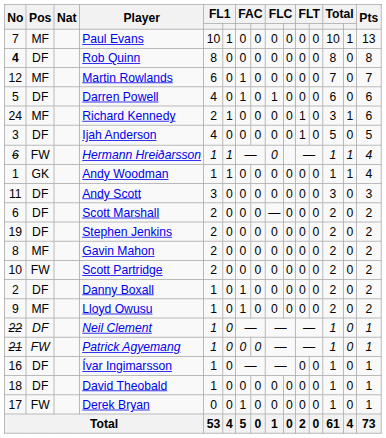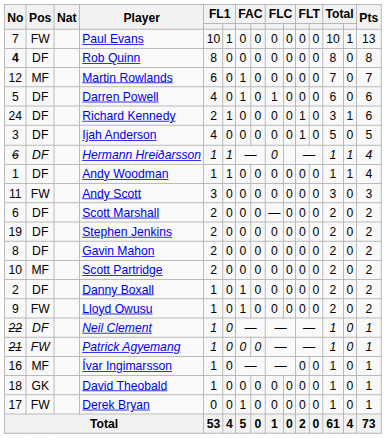(40, 39) MF -> (40, 39) FW
(40, 116) MF -> (40, 116) DF
(40, 155) FW -> (40, 155) DF
(40, 174) GK -> (40, 174) DF
(40, 193) DF -> (40, 193) FW
(40, 251) MF -> (40, 251) DF
(40, 270) FW -> (40, 270) MF
(40, 309) MF -> (40, 309) FW
(40, 366) DF -> (40, 366) MF
(40, 386) DF -> (40, 386) GK
